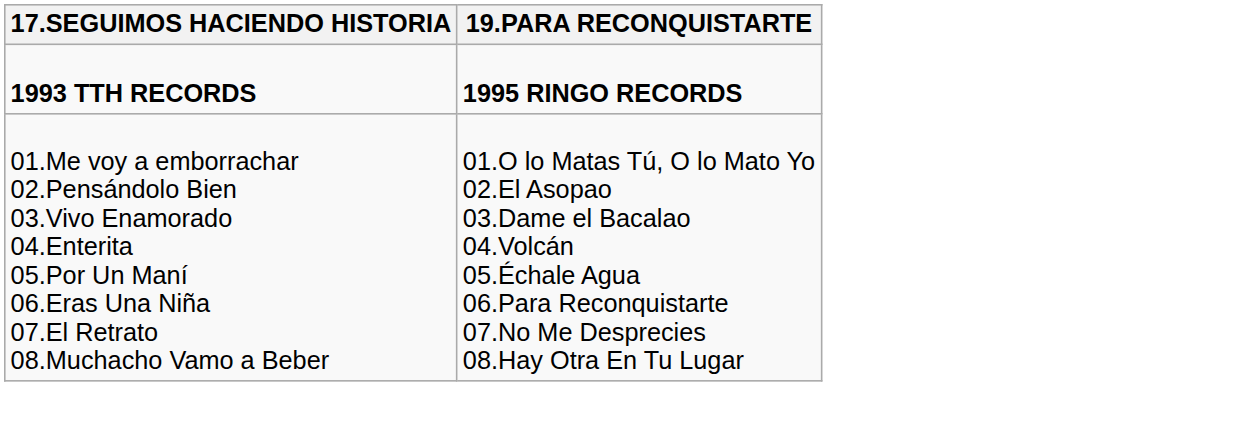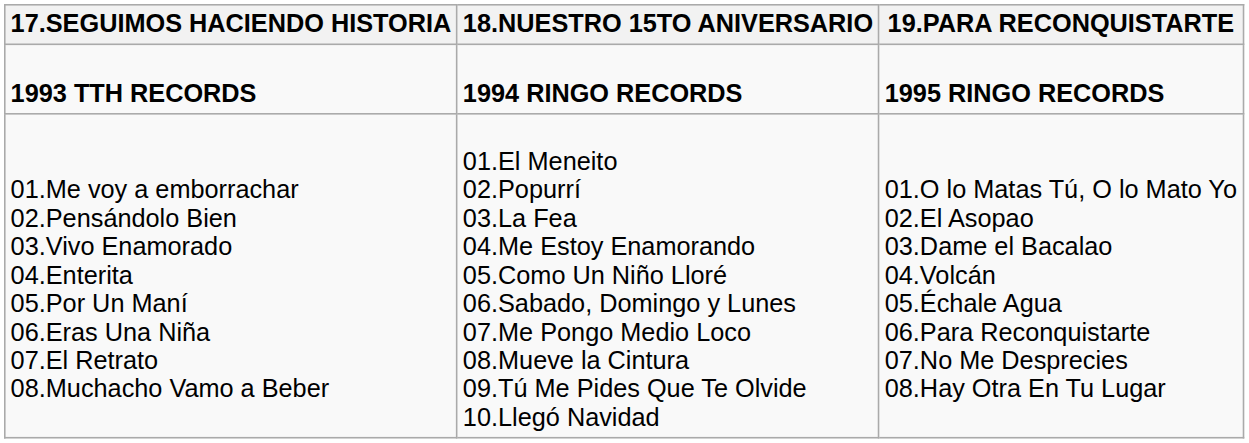+ column: (668, 24)
